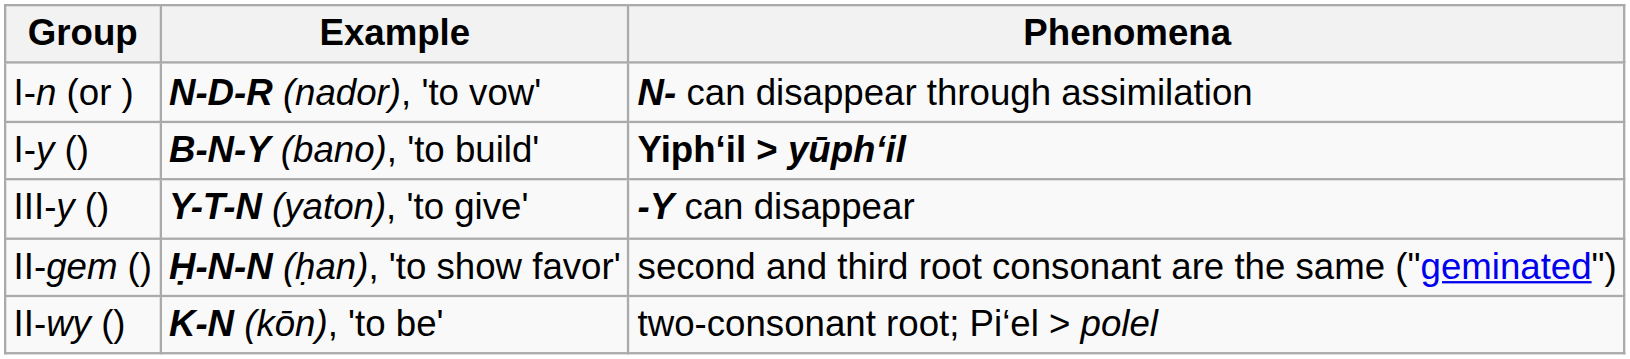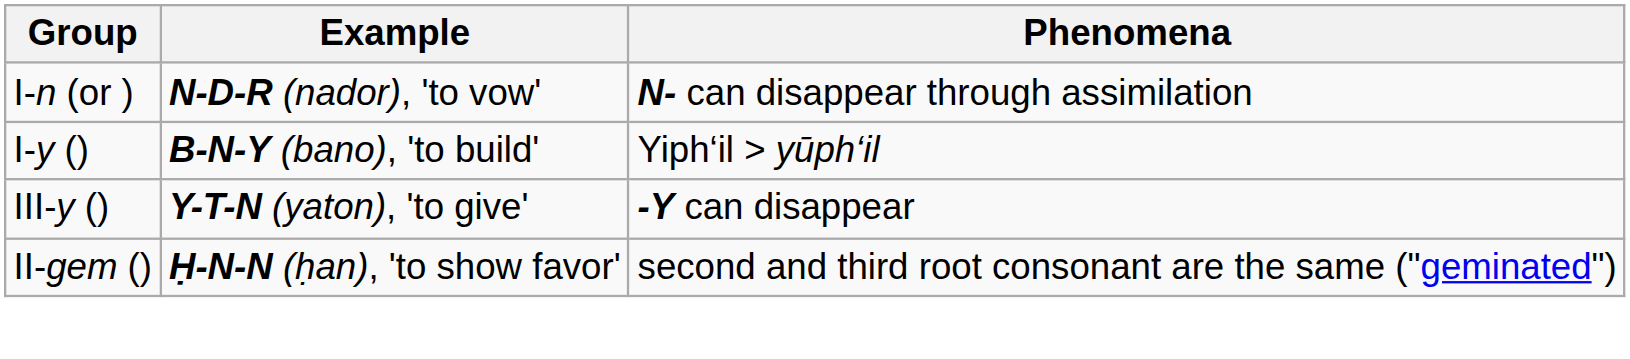(772, 149) bold -> (759, 149) normal
- row: (70, 324)
